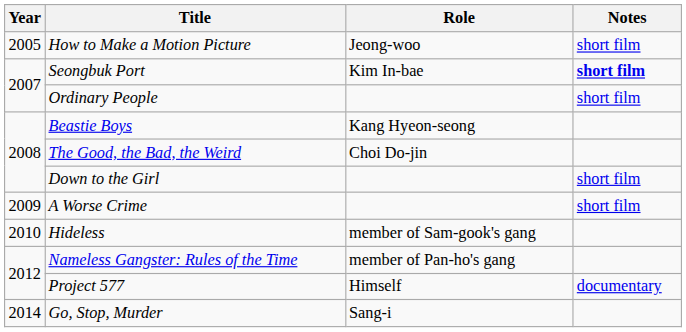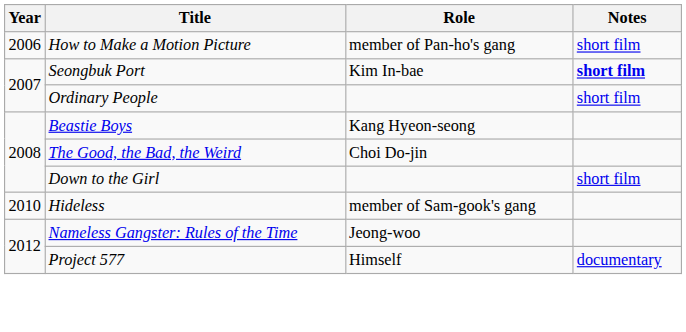(25, 45) 2005 -> (25, 45) 2006
(385, 45) Jeong-woo -> (432, 45) member of Pan-ho's gang
- row: (98, 206)
(432, 259) member of Pan-ho's gang -> (385, 233) Jeong-woo
- row: (106, 313)
